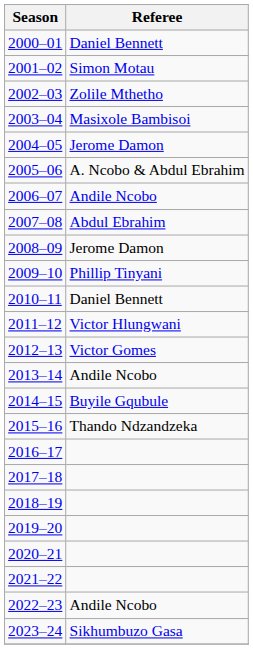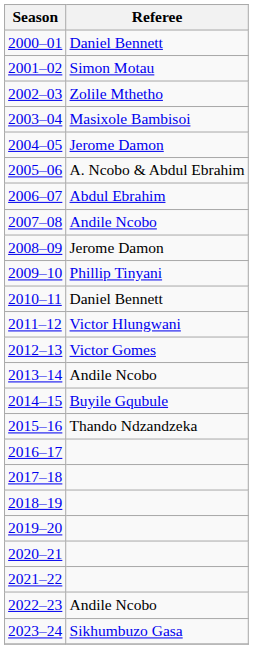(113, 196) Andile Ncobo -> (118, 196) Abdul Ebrahim
(118, 221) Abdul Ebrahim -> (113, 221) Andile Ncobo
